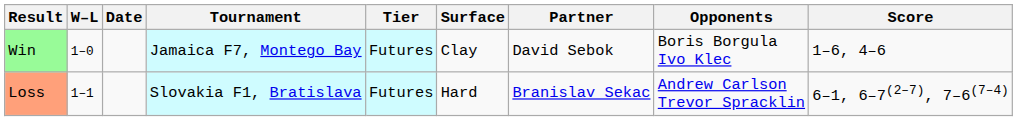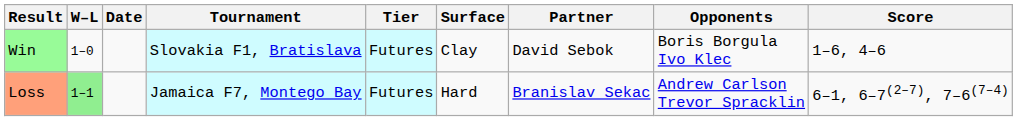(256, 51) Jamaica F7, Montego Bay -> (256, 51) Slovakia F1, Bratislava
(82, 94) no background -> (82, 94) lightgreen background
(256, 94) Slovakia F1, Bratislava -> (256, 94) Jamaica F7, Montego Bay
